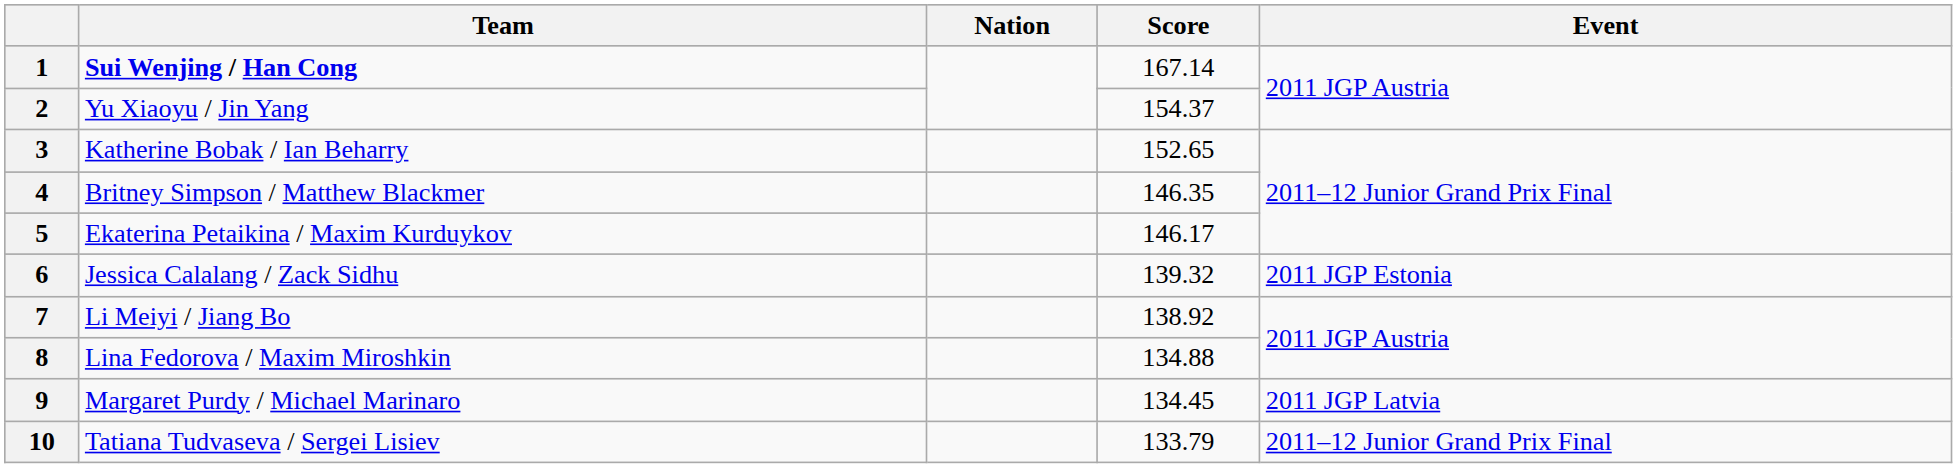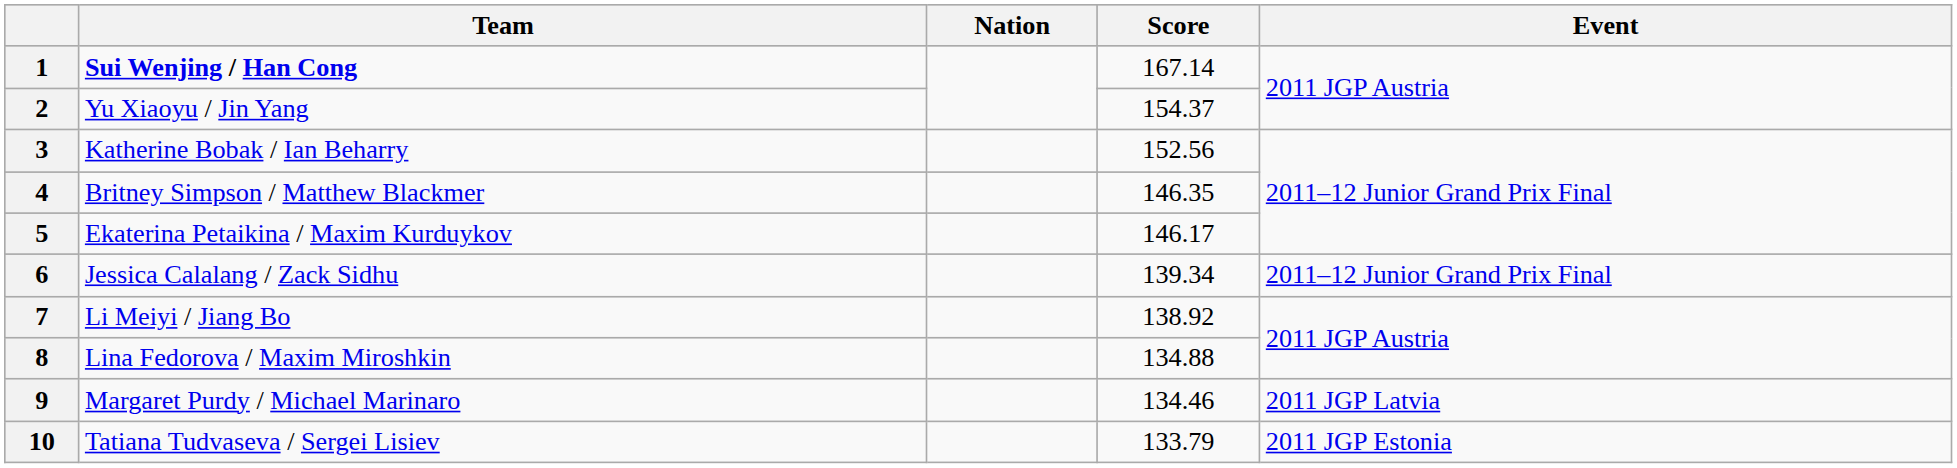(1178, 150) 152.65 -> (1178, 150) 152.56
(1178, 274) 139.32 -> (1178, 274) 139.34
(1359, 274) 2011 JGP Estonia -> (1439, 274) 2011–12 Junior Grand Prix Final
(1178, 399) 134.45 -> (1178, 399) 134.46
(1439, 441) 2011–12 Junior Grand Prix Final -> (1359, 441) 2011 JGP Estonia
